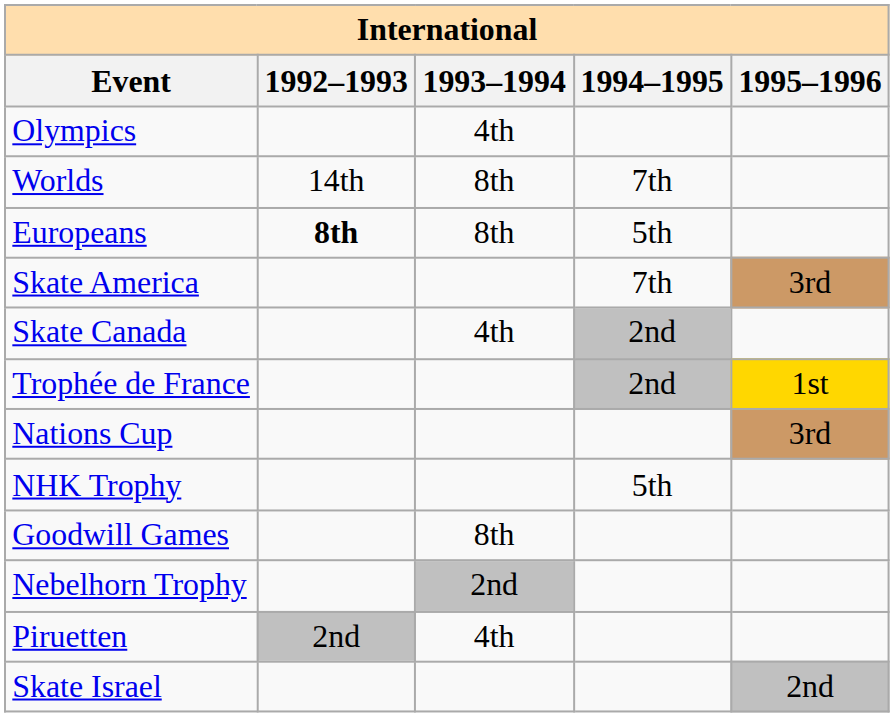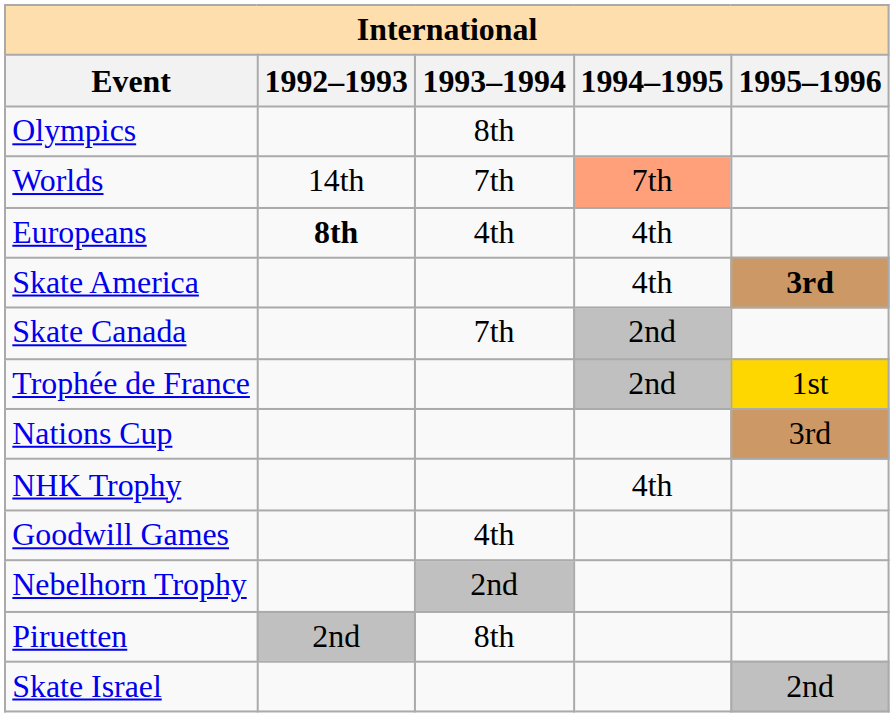(494, 130) 4th -> (494, 130) 8th
(494, 181) 8th -> (494, 181) 7th
(652, 181) no background -> (652, 181) lightsalmon background
(494, 231) 8th -> (494, 231) 4th
(652, 231) 5th -> (652, 231) 4th
(652, 282) 7th -> (652, 282) 4th
(810, 282) normal -> (810, 282) bold
(494, 332) 4th -> (494, 332) 7th
(652, 484) 5th -> (652, 484) 4th
(494, 534) 8th -> (494, 534) 4th
(494, 635) 4th -> (494, 635) 8th
